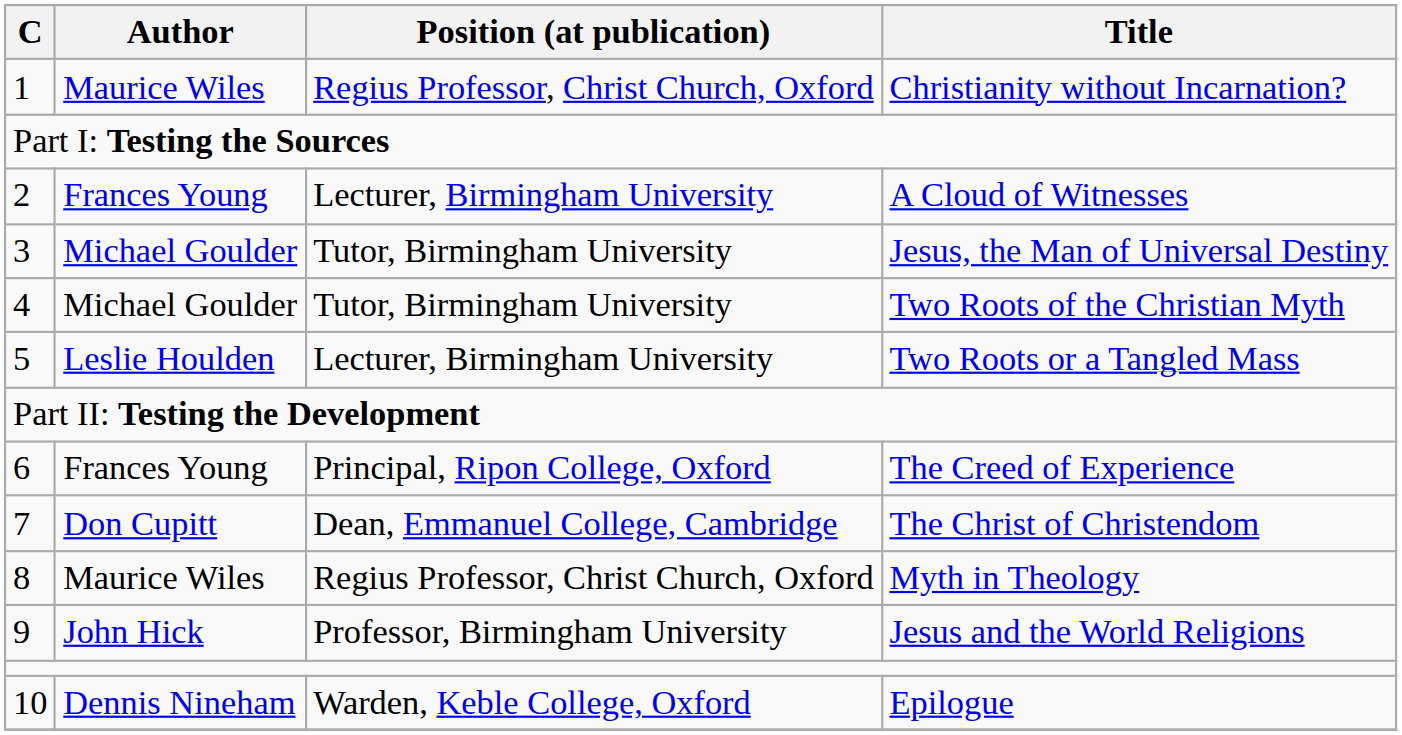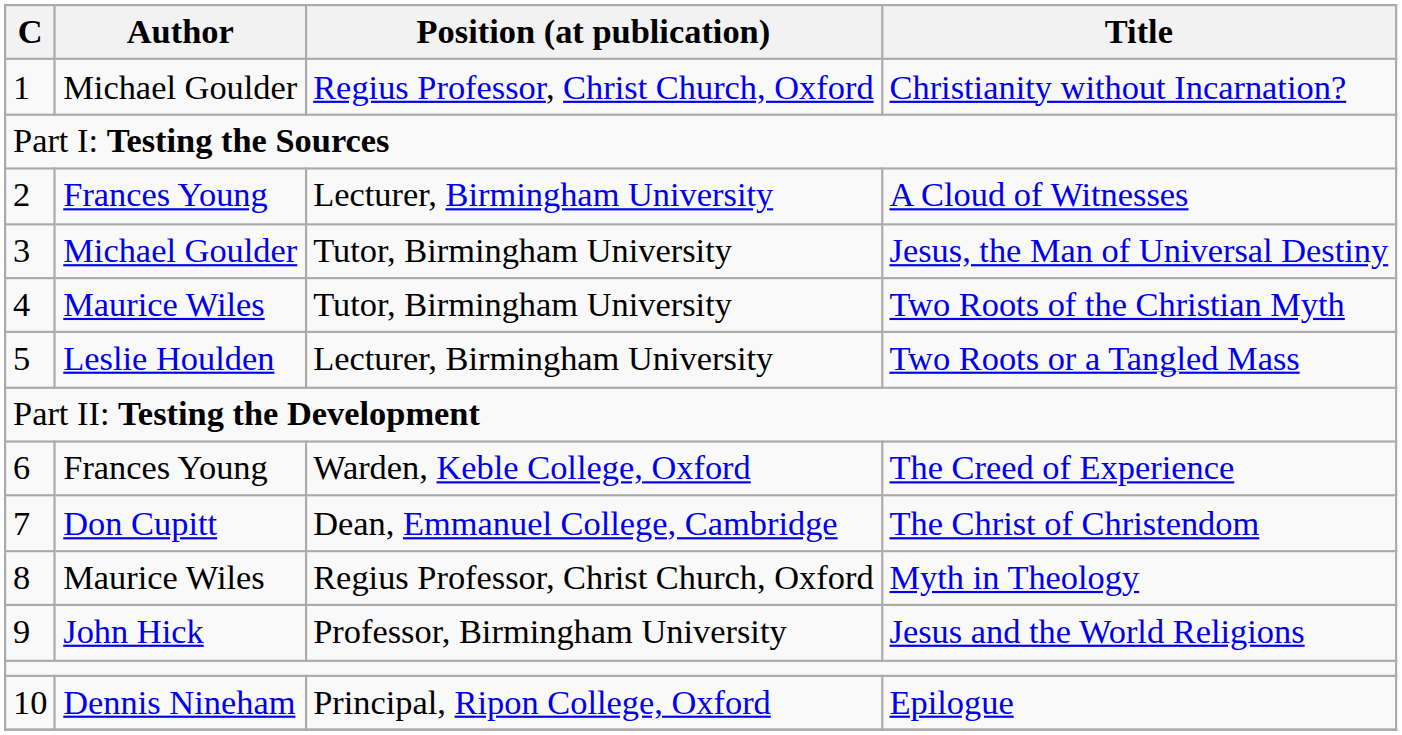(164, 86) Maurice Wiles -> (180, 86) Michael Goulder
(180, 304) Michael Goulder -> (164, 304) Maurice Wiles
(542, 468) Principal, Ripon College, Oxford -> (532, 468) Warden, Keble College, Oxford
(532, 702) Warden, Keble College, Oxford -> (542, 702) Principal, Ripon College, Oxford
